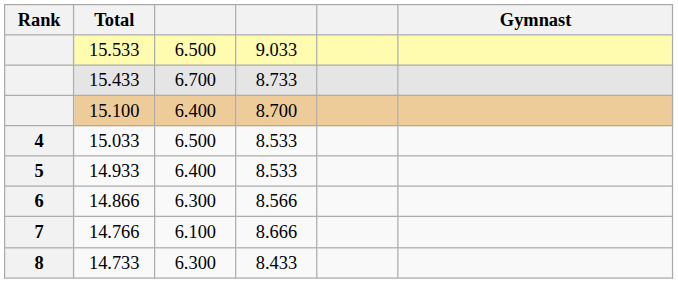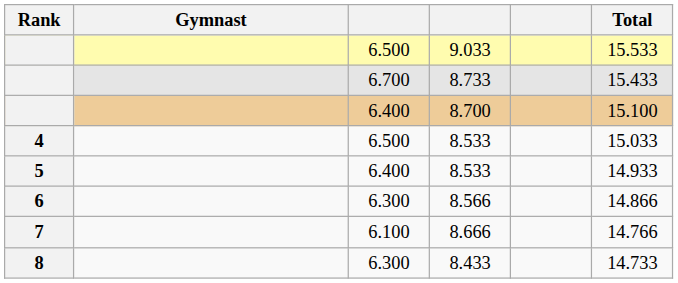columns swapped: (536, 19) <-> (114, 19)
